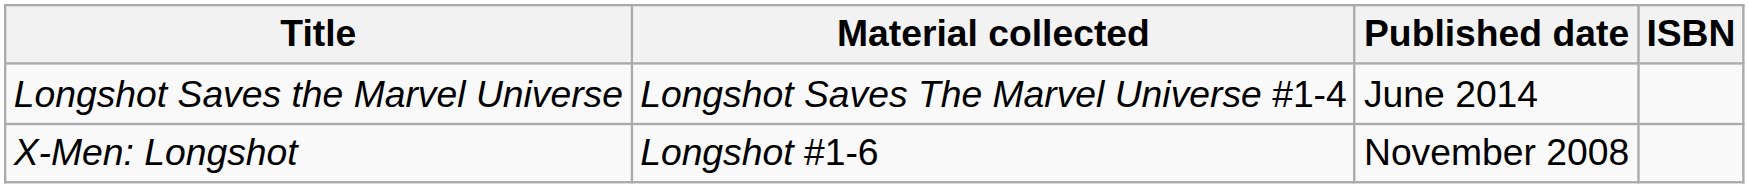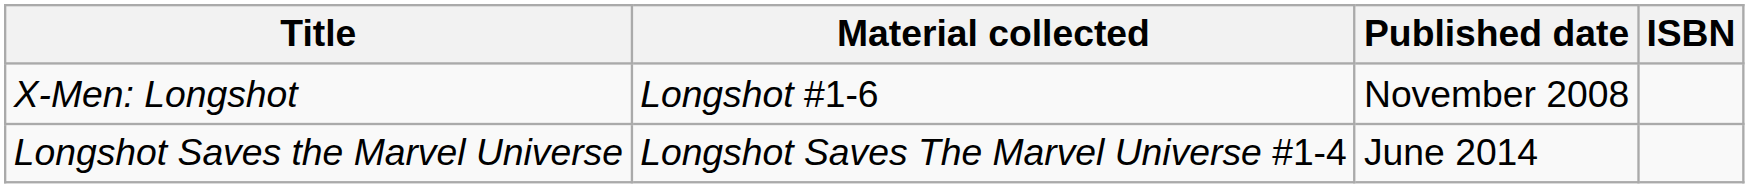rows swapped: (156, 152) <-> (318, 93)
